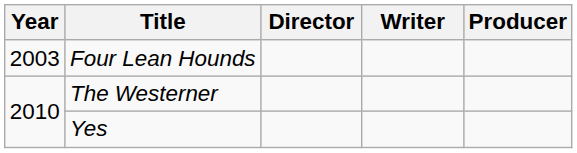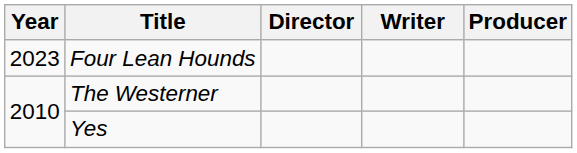(35, 57) 2003 -> (35, 57) 2023
